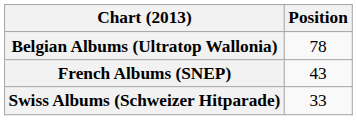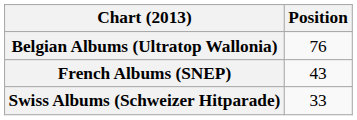(318, 45) 78 -> (318, 45) 76
